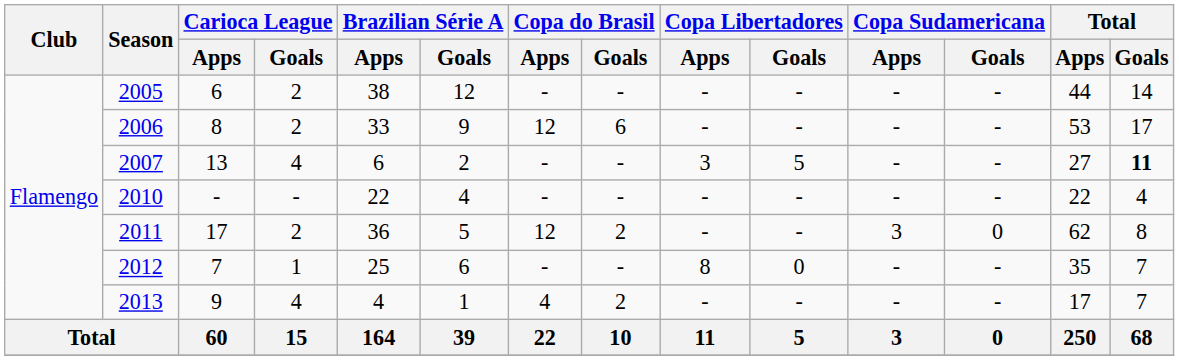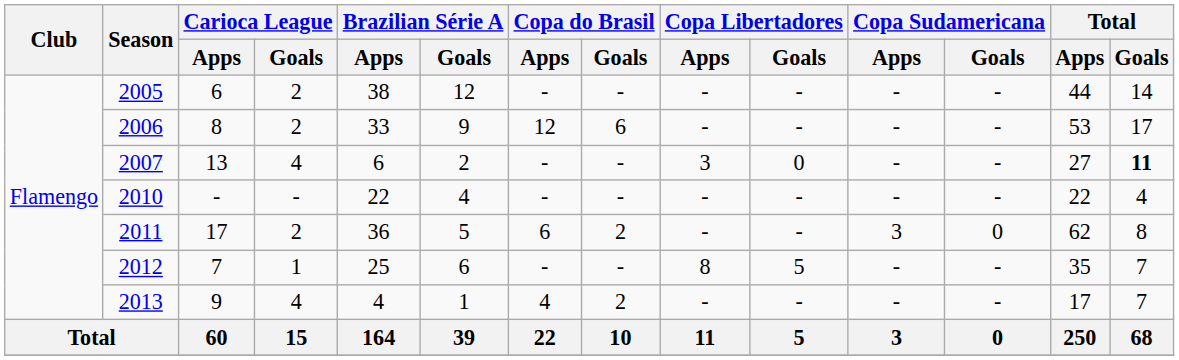(799, 162) 5 -> (799, 162) 0
(545, 232) 12 -> (545, 232) 6
(799, 267) 0 -> (799, 267) 5
